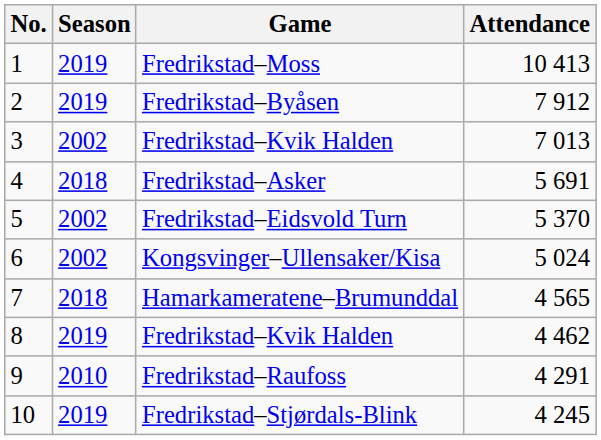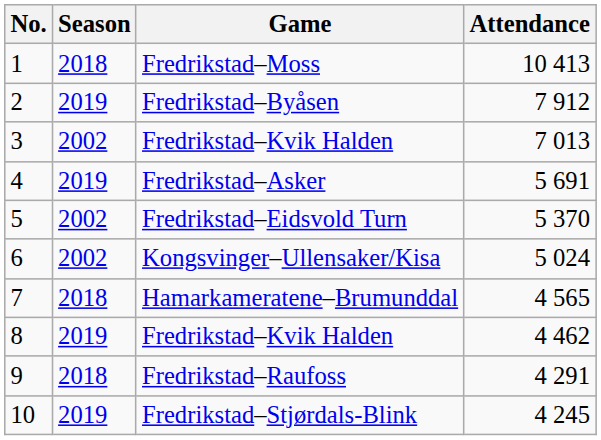(83, 63) 2019 -> (83, 63) 2018
(83, 180) 2018 -> (83, 180) 2019
(83, 375) 2010 -> (83, 375) 2018
